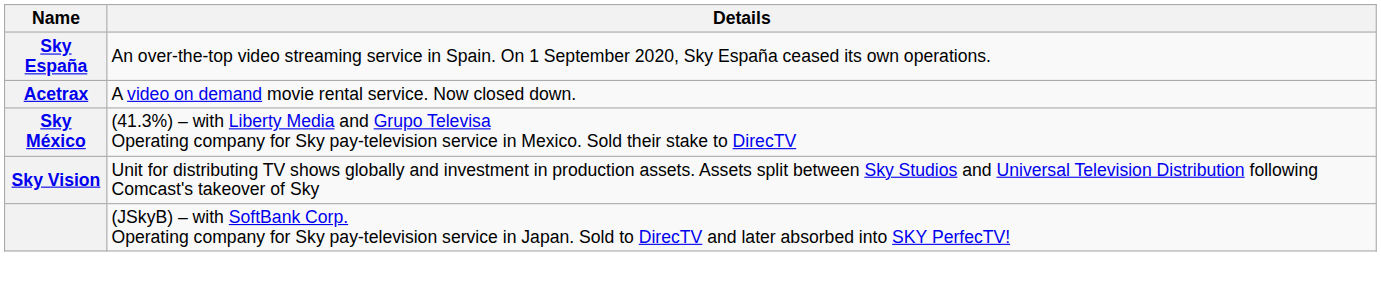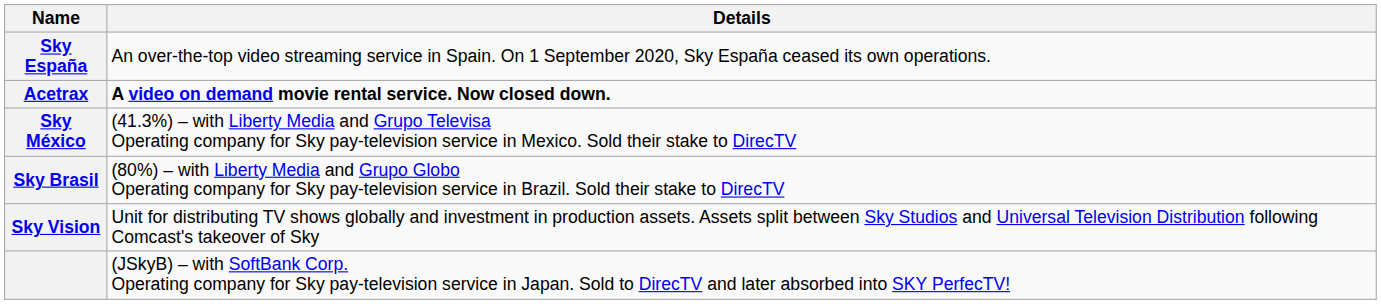(344, 94) normal -> (361, 94) bold
+ row: (56, 179)
